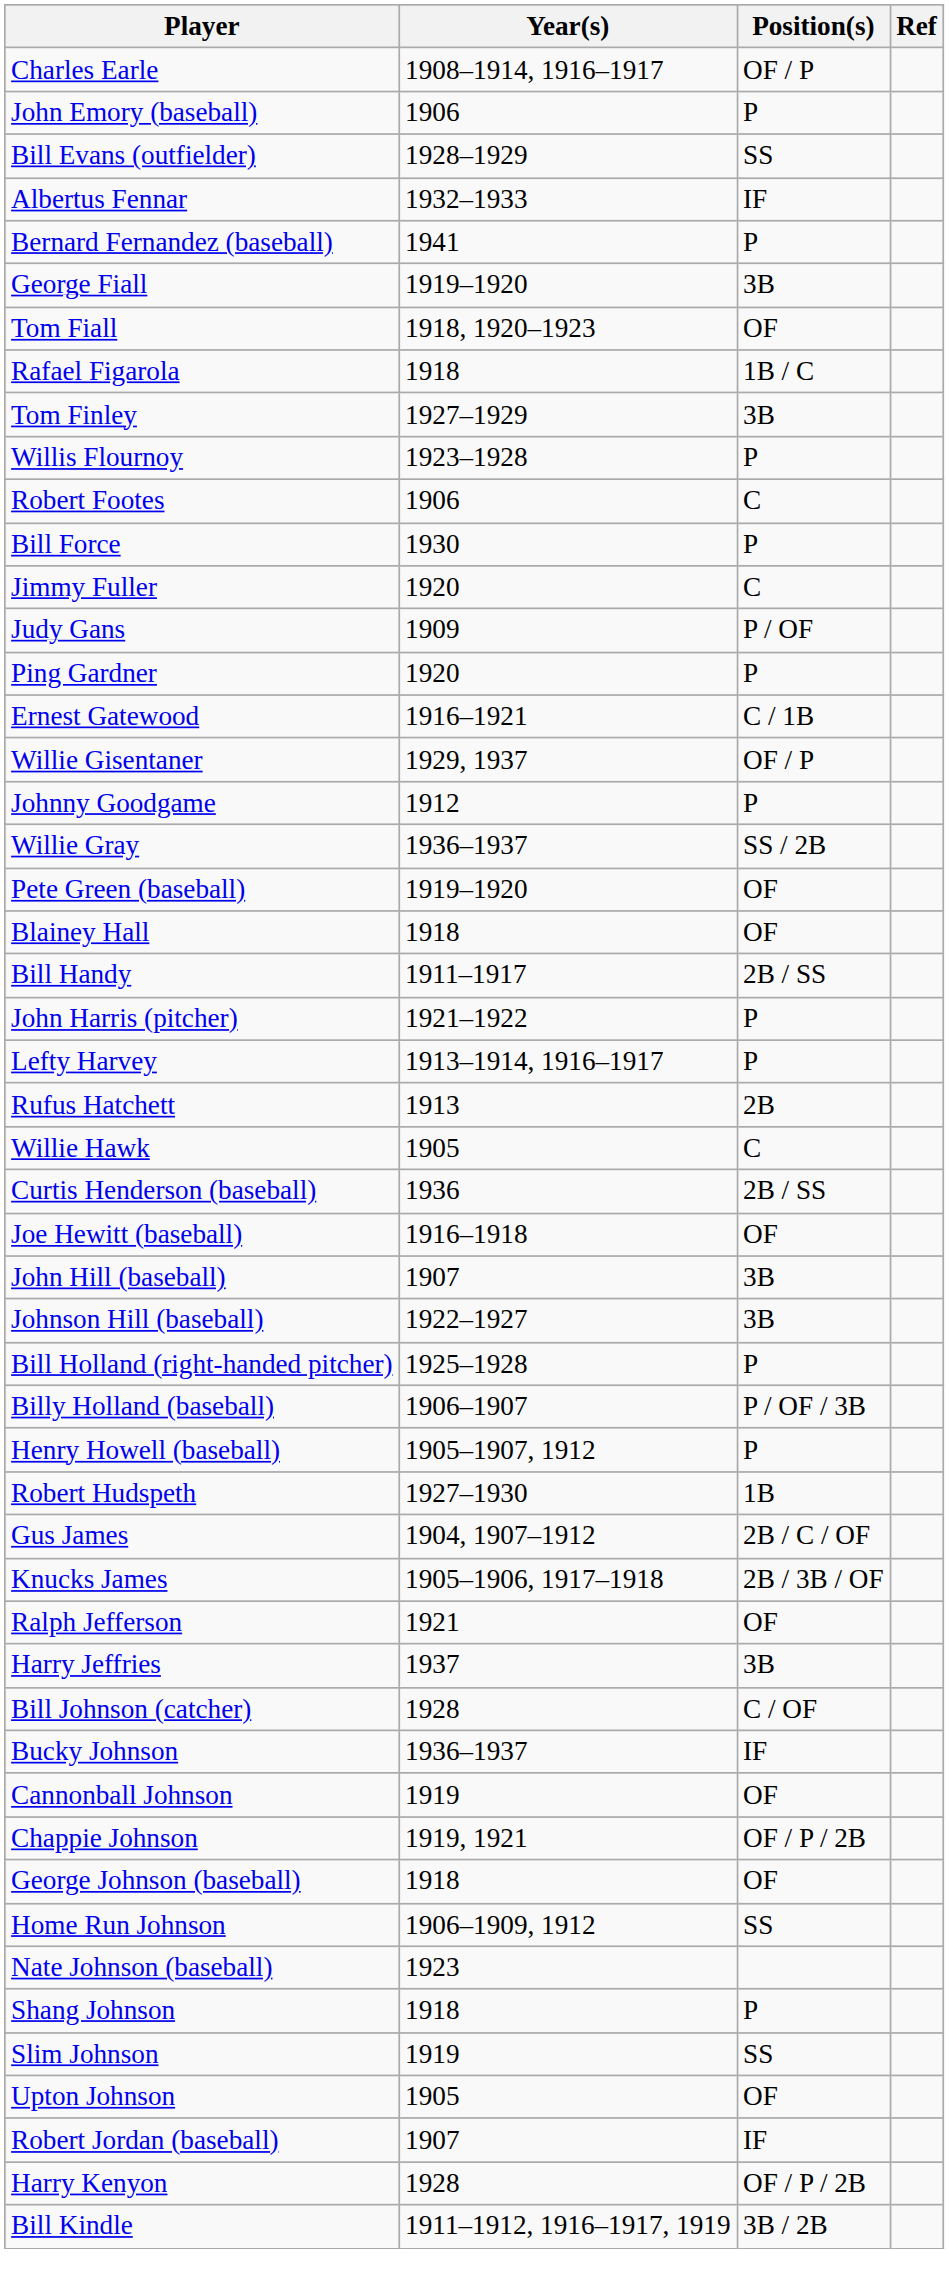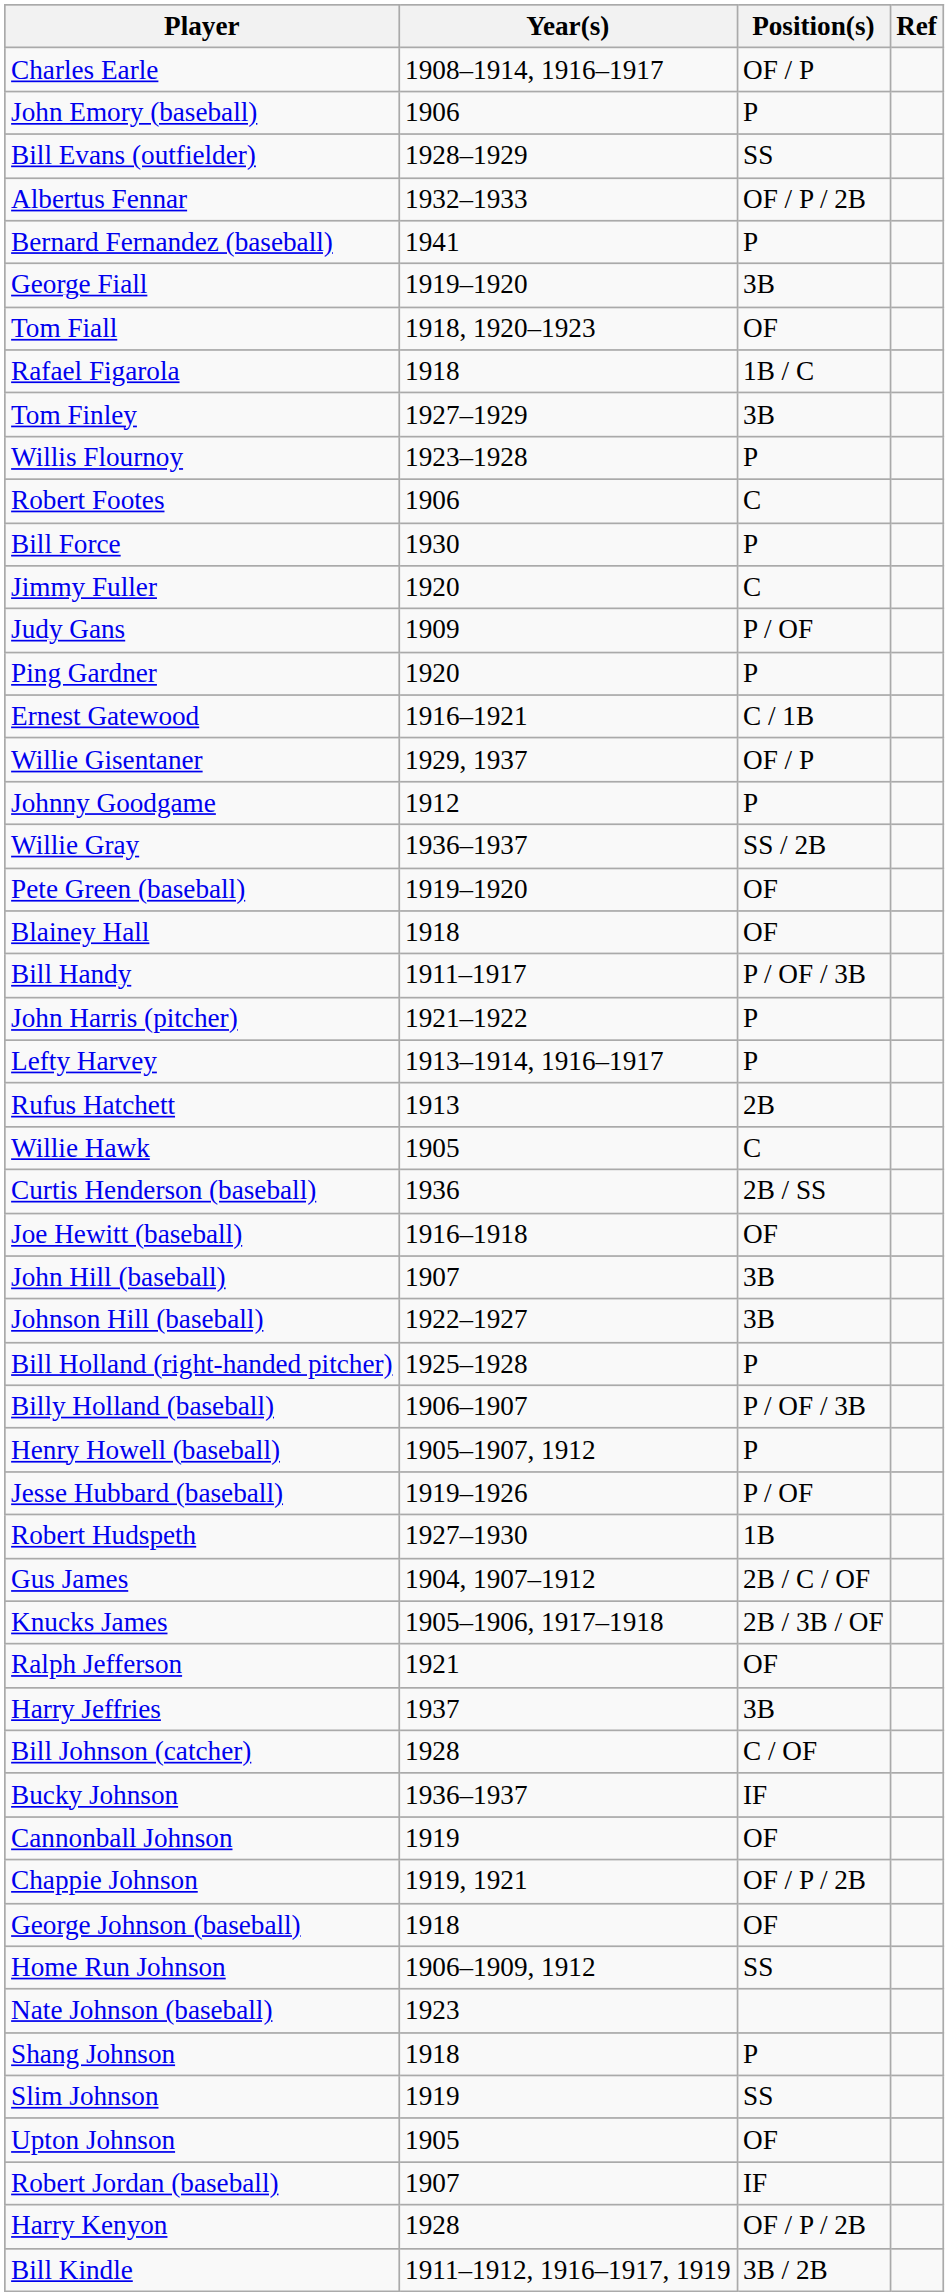(755, 198) IF -> (805, 198) OF / P / 2B
(785, 975) 2B / SS -> (805, 975) P / OF / 3B
+ row: (147, 1492)
